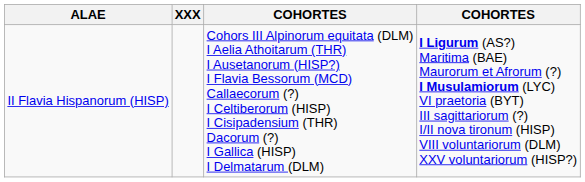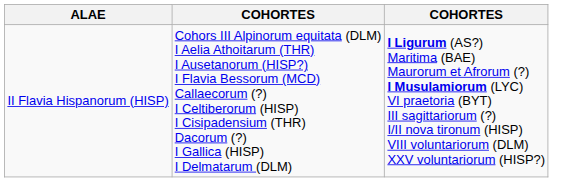- column: (188, 14)
